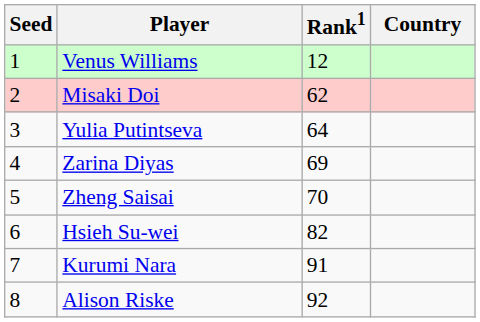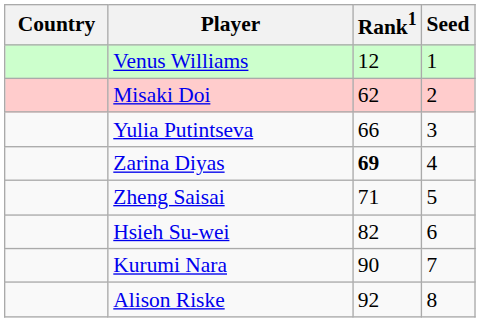columns swapped: (423, 24) <-> (31, 24)
(317, 129) 64 -> (368, 129) 66
(317, 163) normal -> (368, 163) bold
(317, 197) 70 -> (368, 197) 71
(317, 265) 91 -> (368, 265) 90
